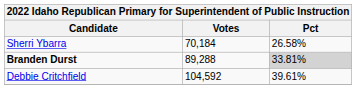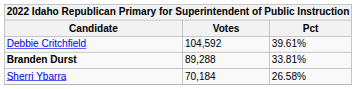rows swapped: (46, 76) <-> (37, 44)
(289, 60) lightgrey background -> (289, 60) no background
